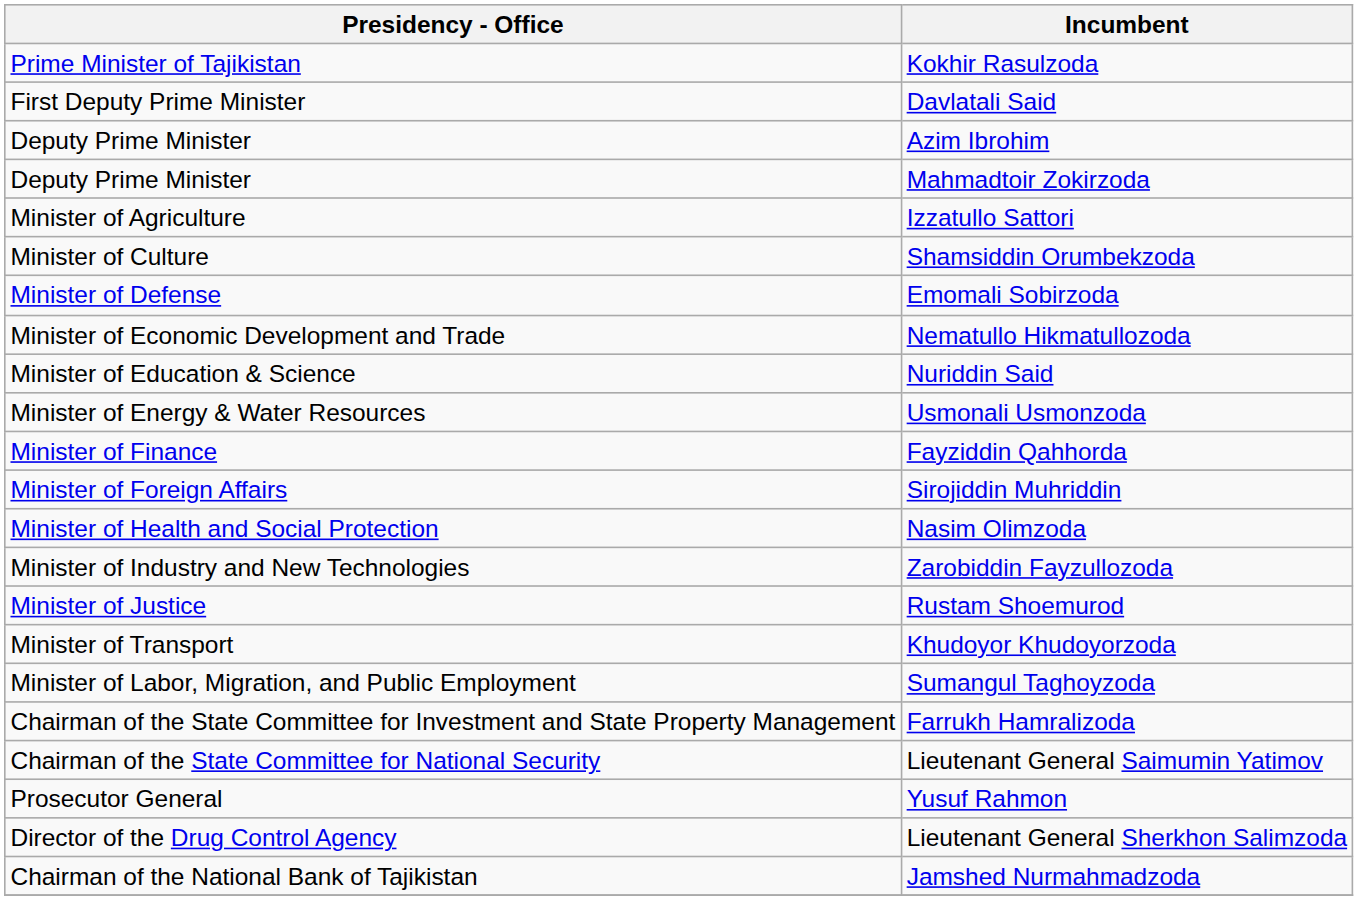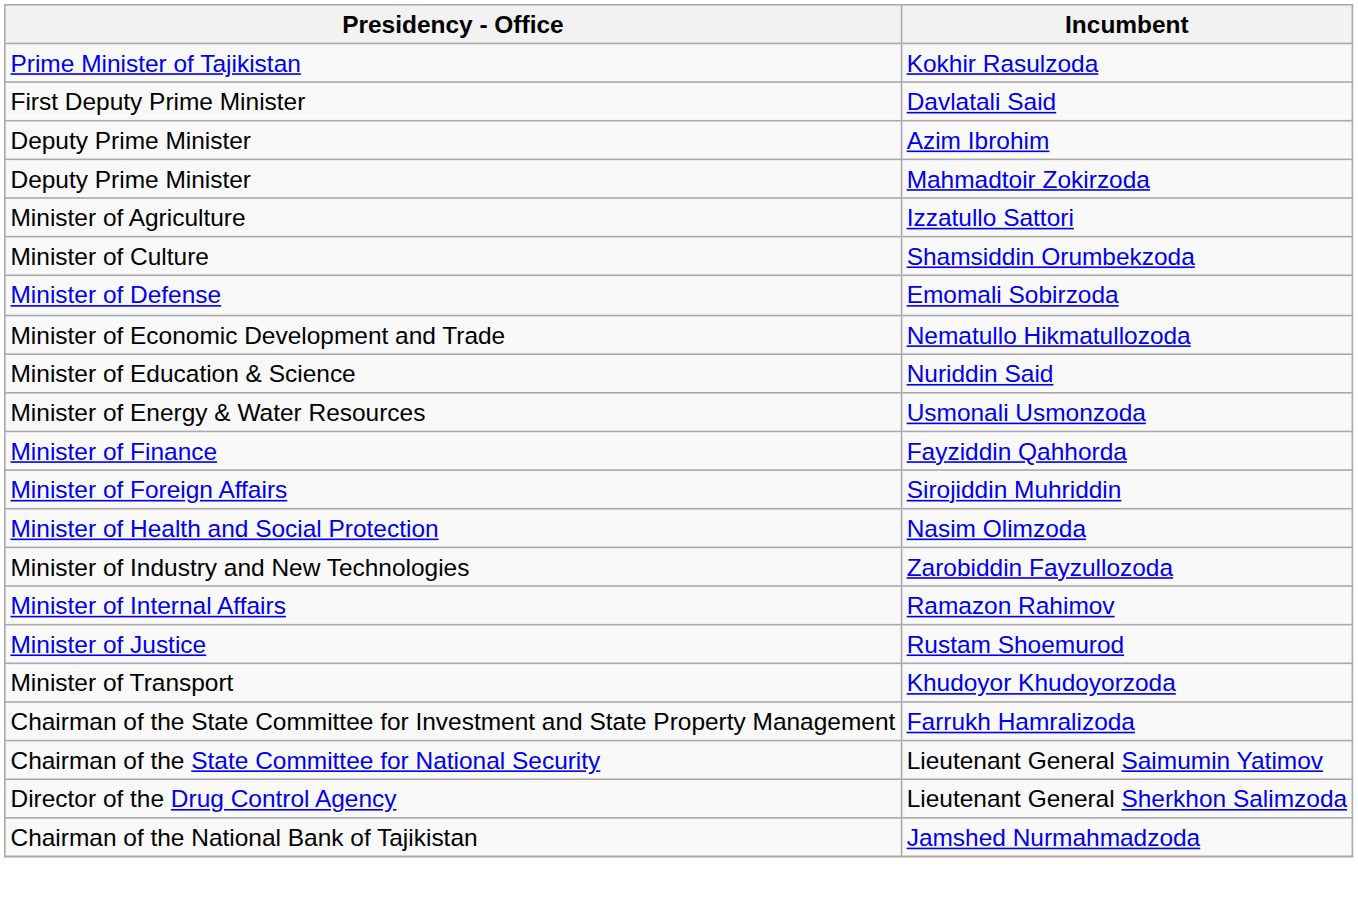+ row: (1011, 605)
- row: (1031, 683)
- row: (987, 799)
